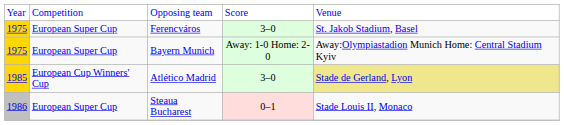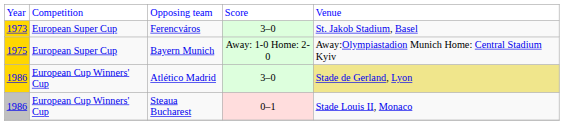(17, 28) 1975 -> (17, 28) 1973
(17, 78) 1985 -> (17, 78) 1986
(75, 106) European Super Cup -> (81, 106) European Cup Winners' Cup
